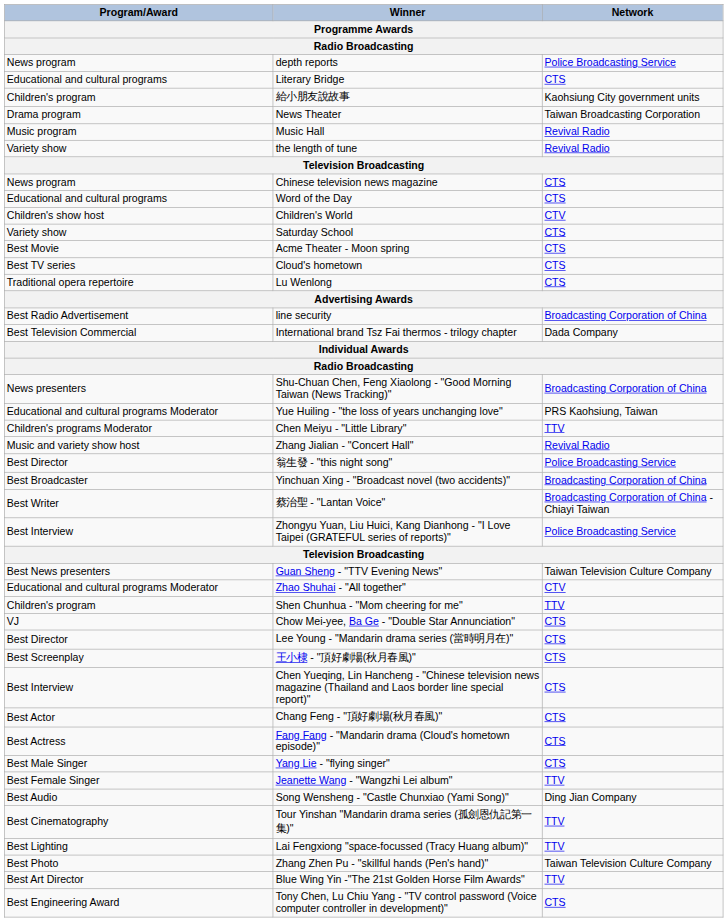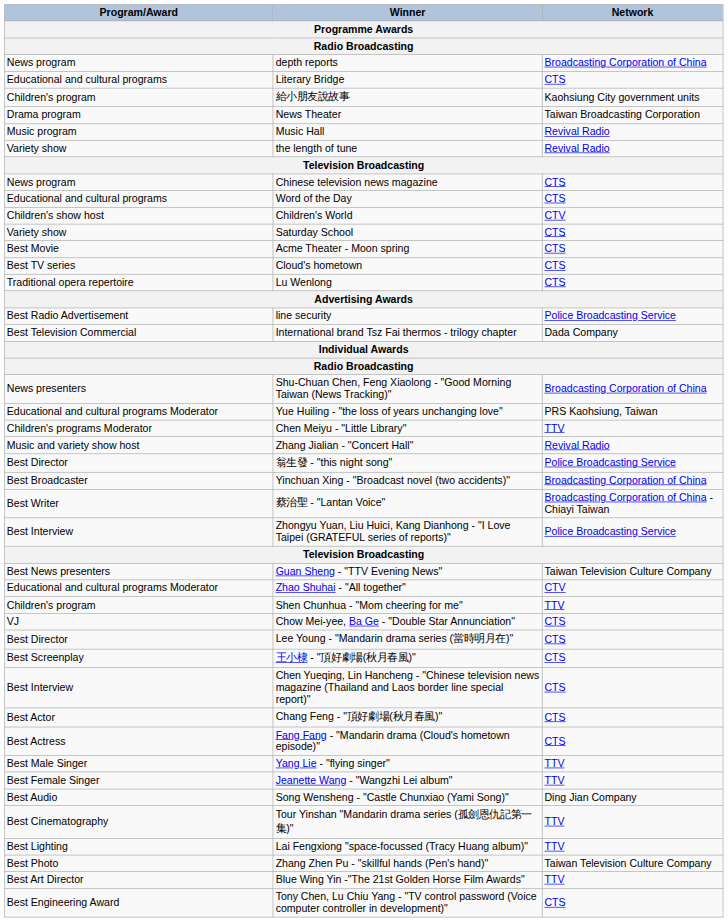(610, 63) Police Broadcasting Service -> (626, 63) Broadcasting Corporation of China
(626, 316) Broadcasting Corporation of China -> (610, 316) Police Broadcasting Service
(555, 763) CTS -> (554, 763) TTV
